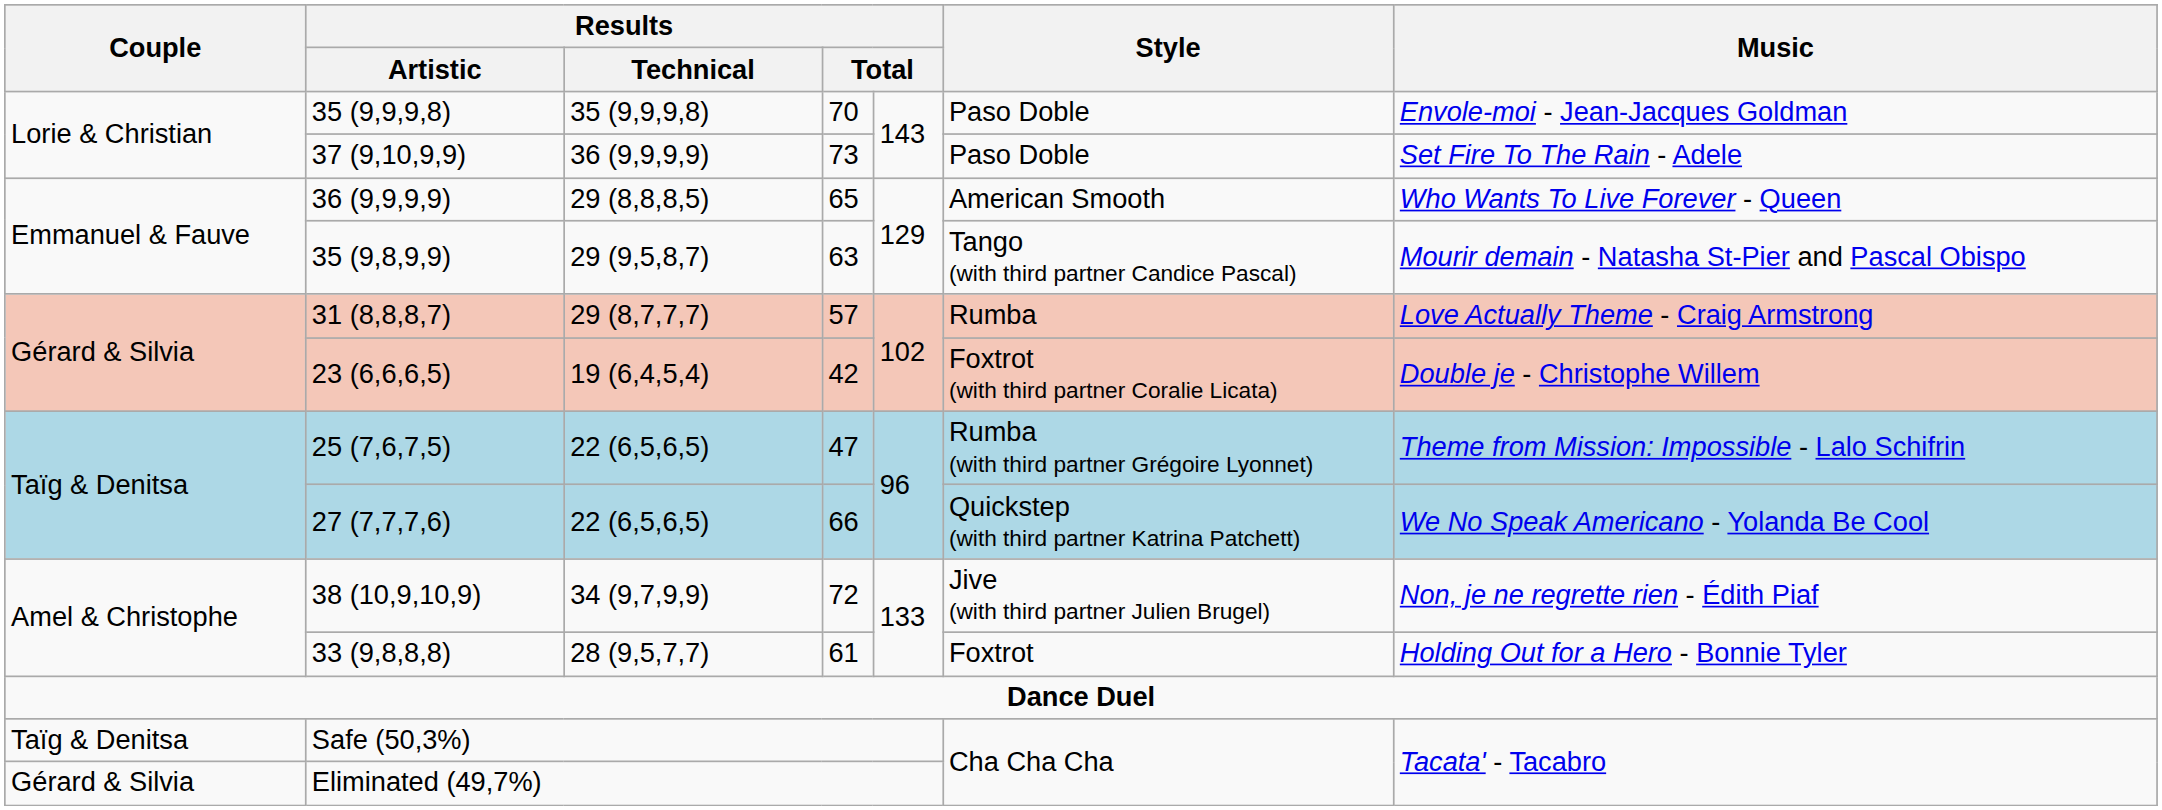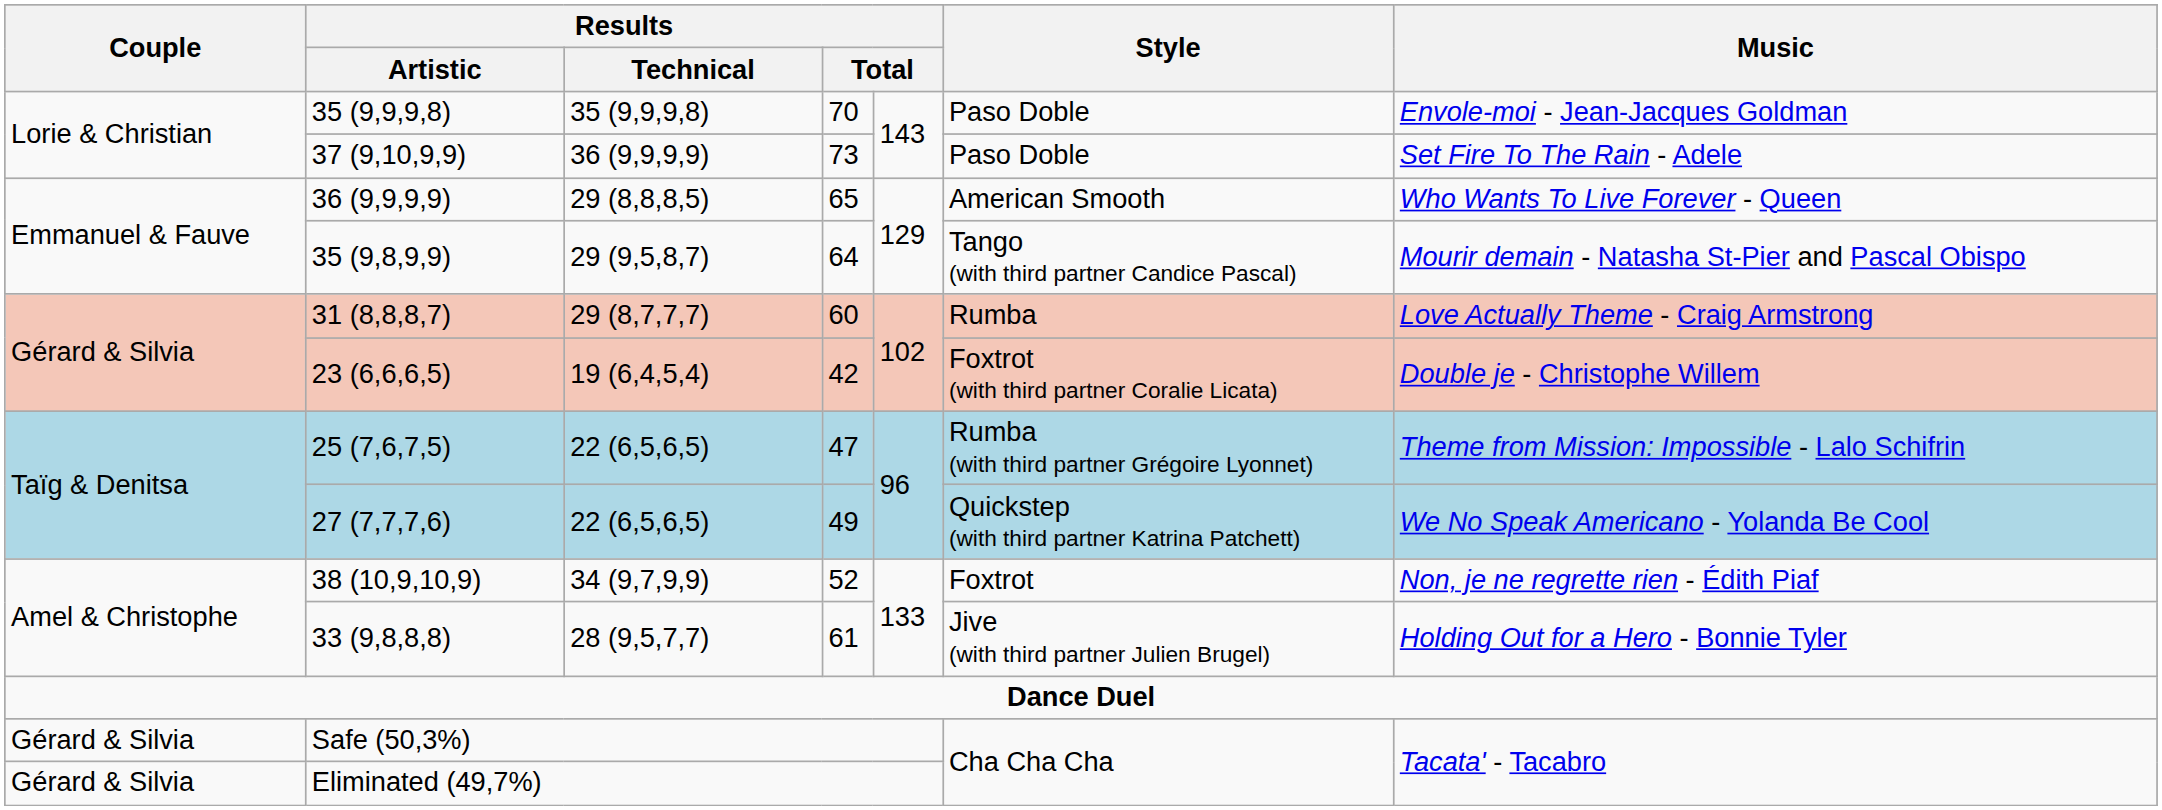(844, 257) 63 -> (844, 257) 64
(844, 315) 57 -> (844, 315) 60
(844, 521) 66 -> (844, 521) 49
(844, 595) 72 -> (844, 579) 52
(1110, 595) Jive (with third partner Julien Brugel) -> (991, 579) Foxtrot
(991, 653) Foxtrot -> (1110, 638) Jive (with third partner Julien Brugel)
(100, 739) Taïg & Denitsa -> (103, 739) Gérard & Silvia
